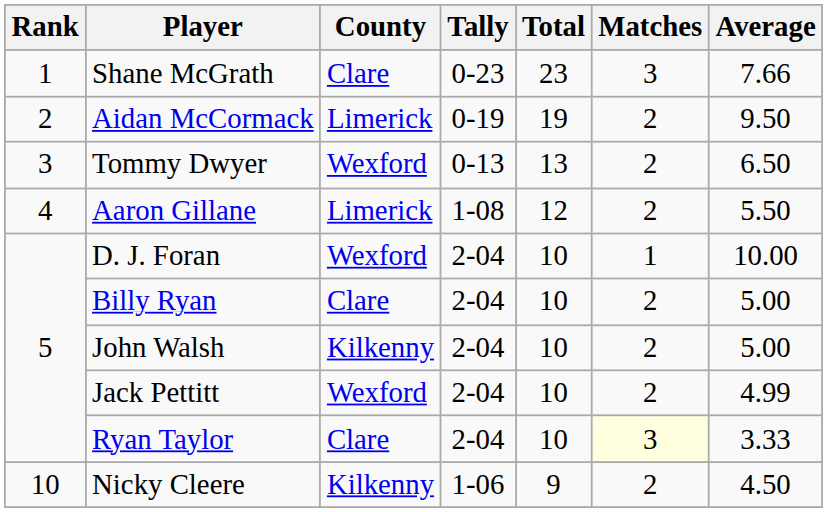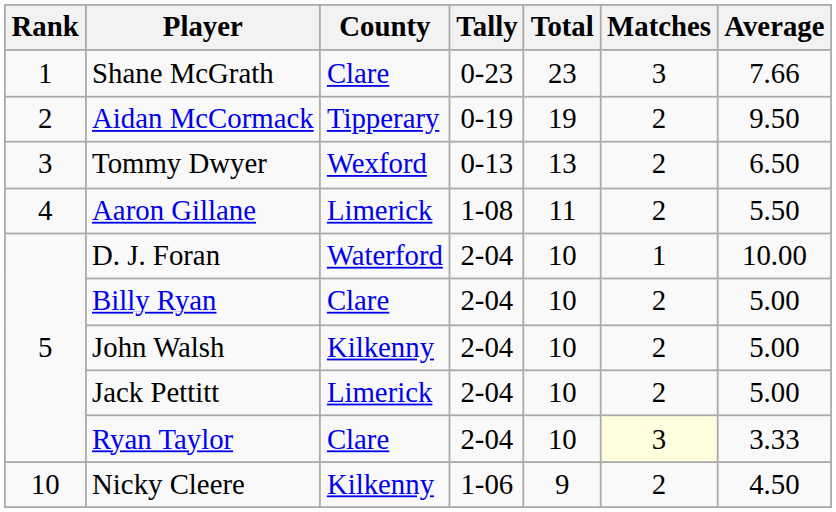(380, 118) Limerick -> (383, 118) Tipperary
(553, 210) 12 -> (562, 210) 11
(377, 255) Wexford -> (385, 255) Waterford
(377, 392) Wexford -> (380, 392) Limerick
(766, 392) 4.99 -> (774, 392) 5.00
